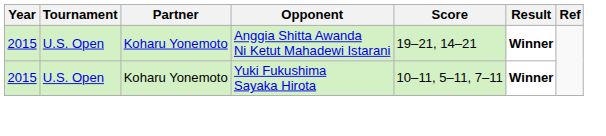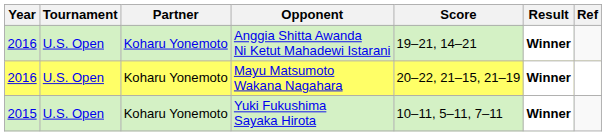(22, 43) 2015 -> (22, 43) 2016
+ row: (288, 78)
